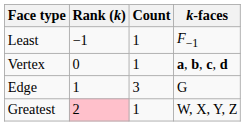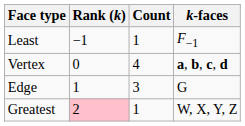(136, 64) 1 -> (136, 64) 4
